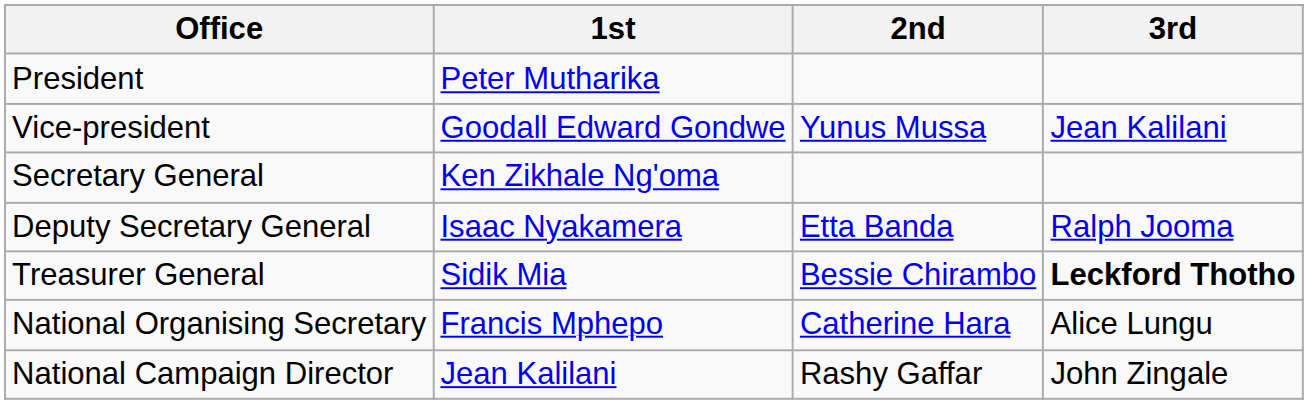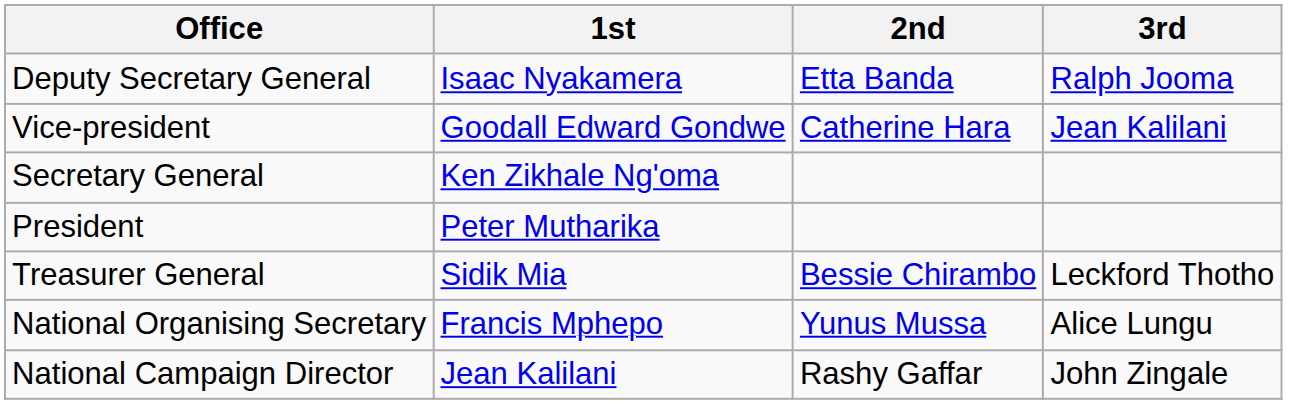rows swapped: (78, 78) <-> (192, 226)
(893, 127) Yunus Mussa -> (905, 127) Catherine Hara
(1173, 275) bold -> (1162, 275) normal
(905, 324) Catherine Hara -> (893, 324) Yunus Mussa
